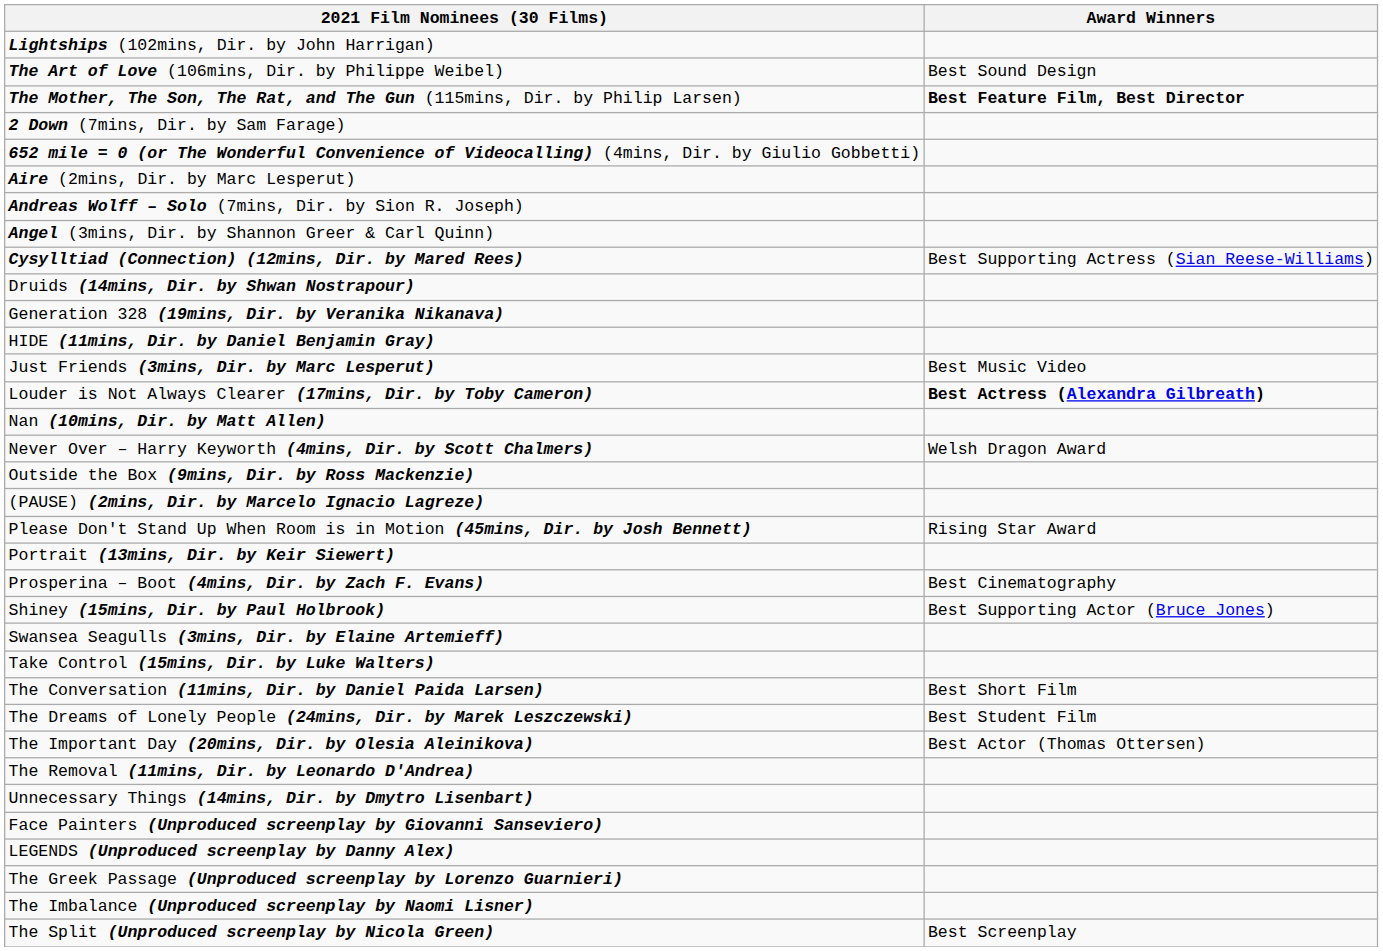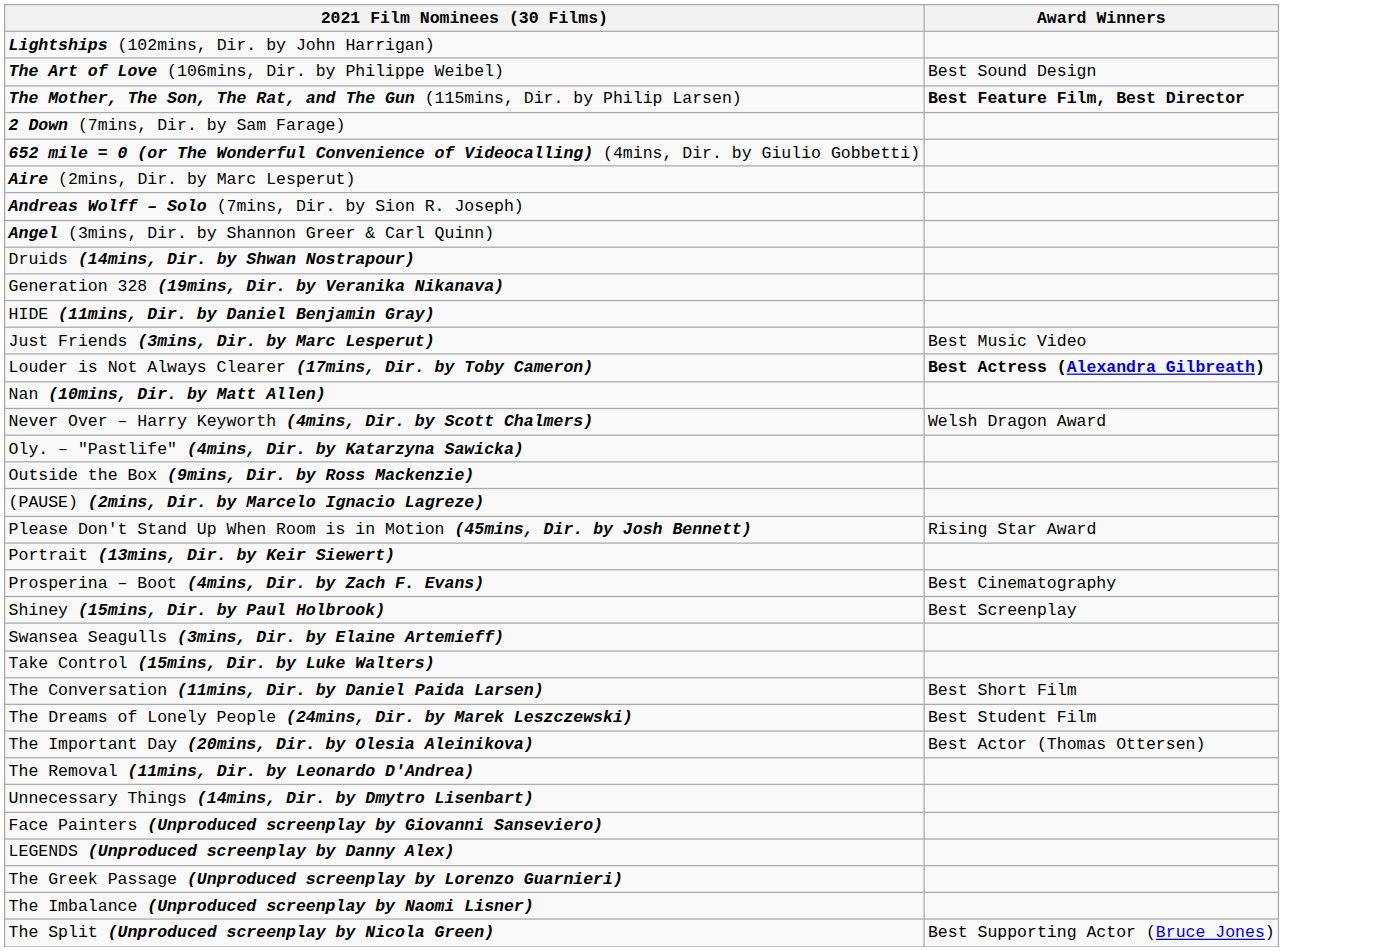- row: (266, 260)
+ row: (266, 449)
(1101, 610) Best Supporting Actor (Bruce Jones) -> (1002, 610) Best Screenplay
(1002, 933) Best Screenplay -> (1101, 933) Best Supporting Actor (Bruce Jones)
